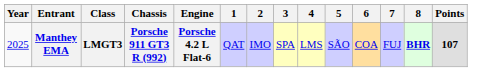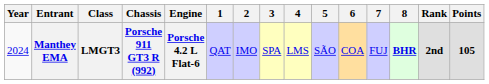+ column: (434, 13)
(18, 44) 2025 -> (18, 51) 2024
(450, 44) 107 -> (467, 51) 105
